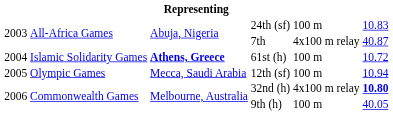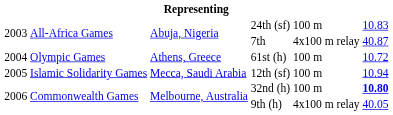(89, 57) Islamic Solidarity Games -> (68, 57) Olympic Games
(187, 57) bold -> (186, 57) normal
(68, 73) Olympic Games -> (89, 73) Islamic Solidarity Games
(326, 88) 4x100 m relay -> (308, 88) 100 m
(308, 104) 100 m -> (326, 104) 4x100 m relay
